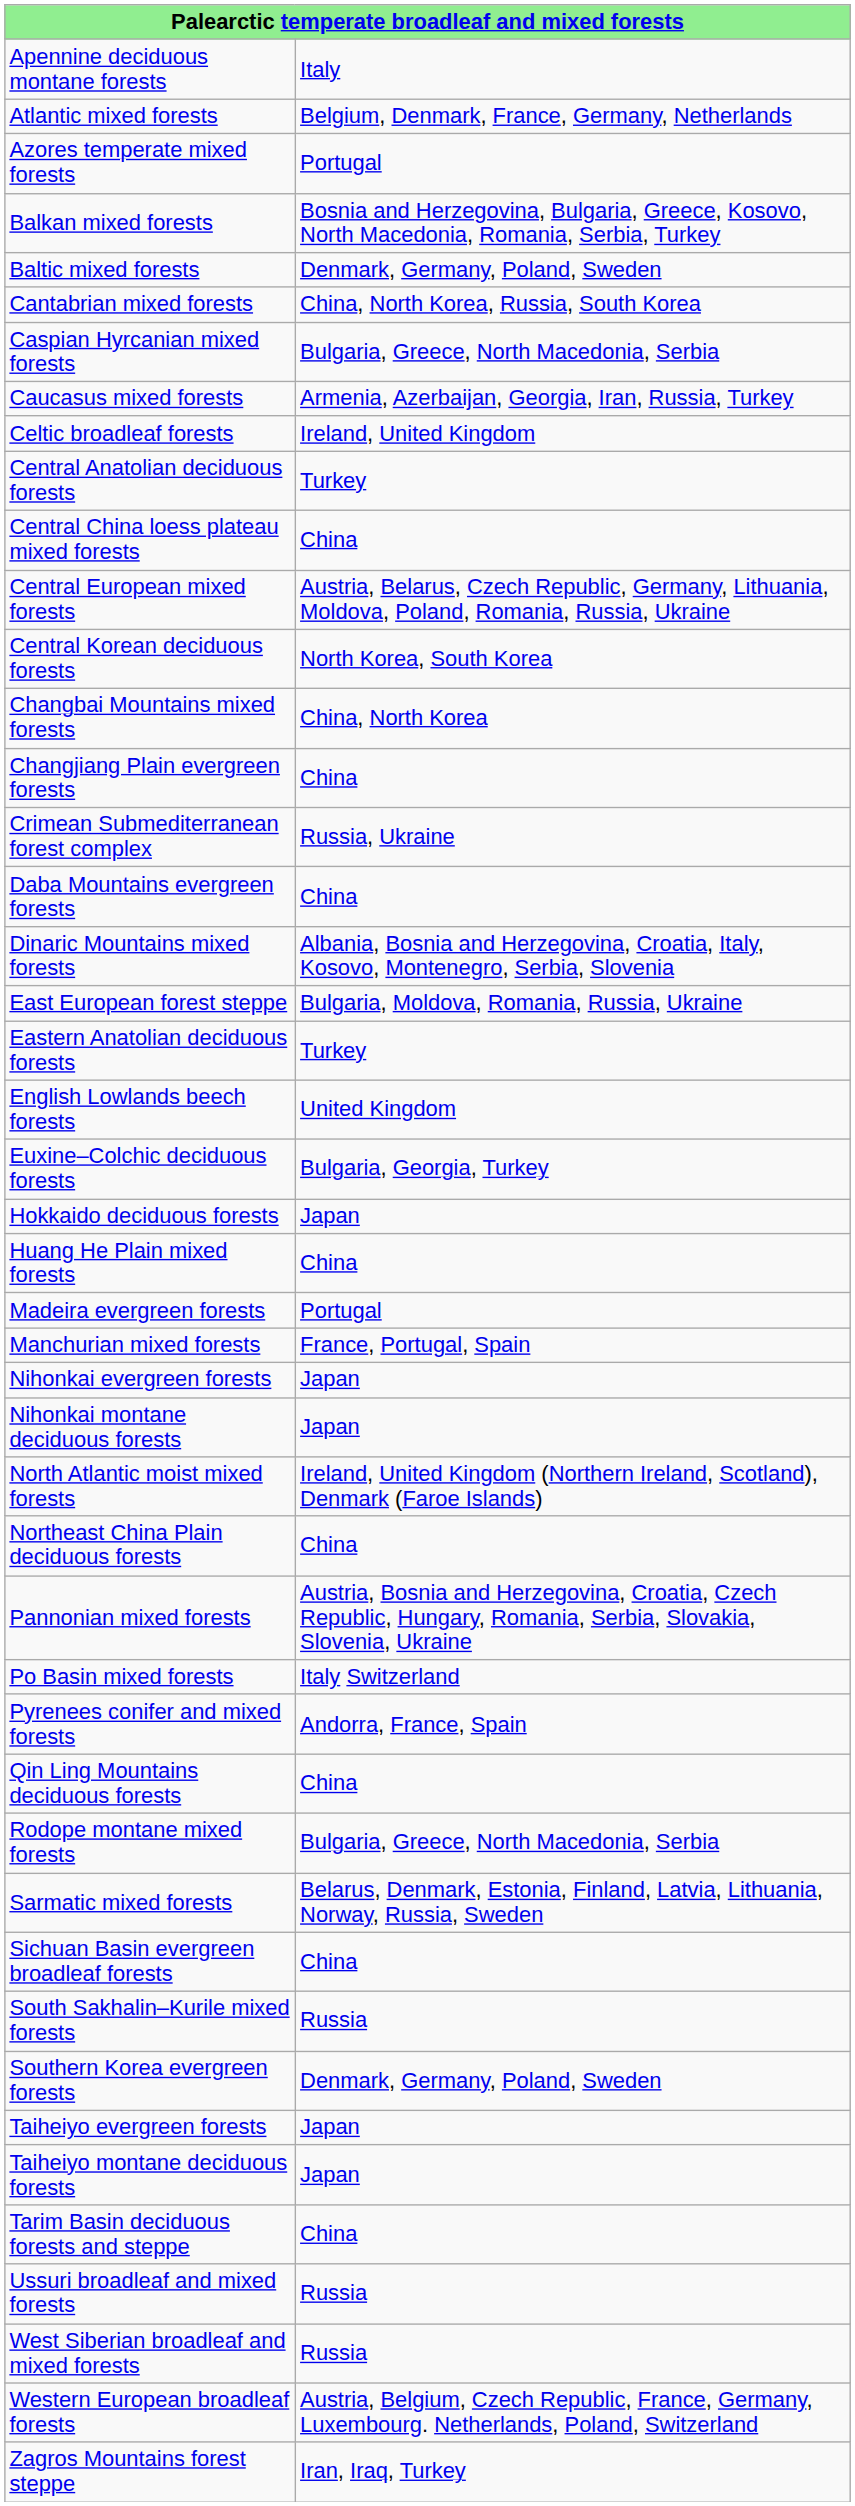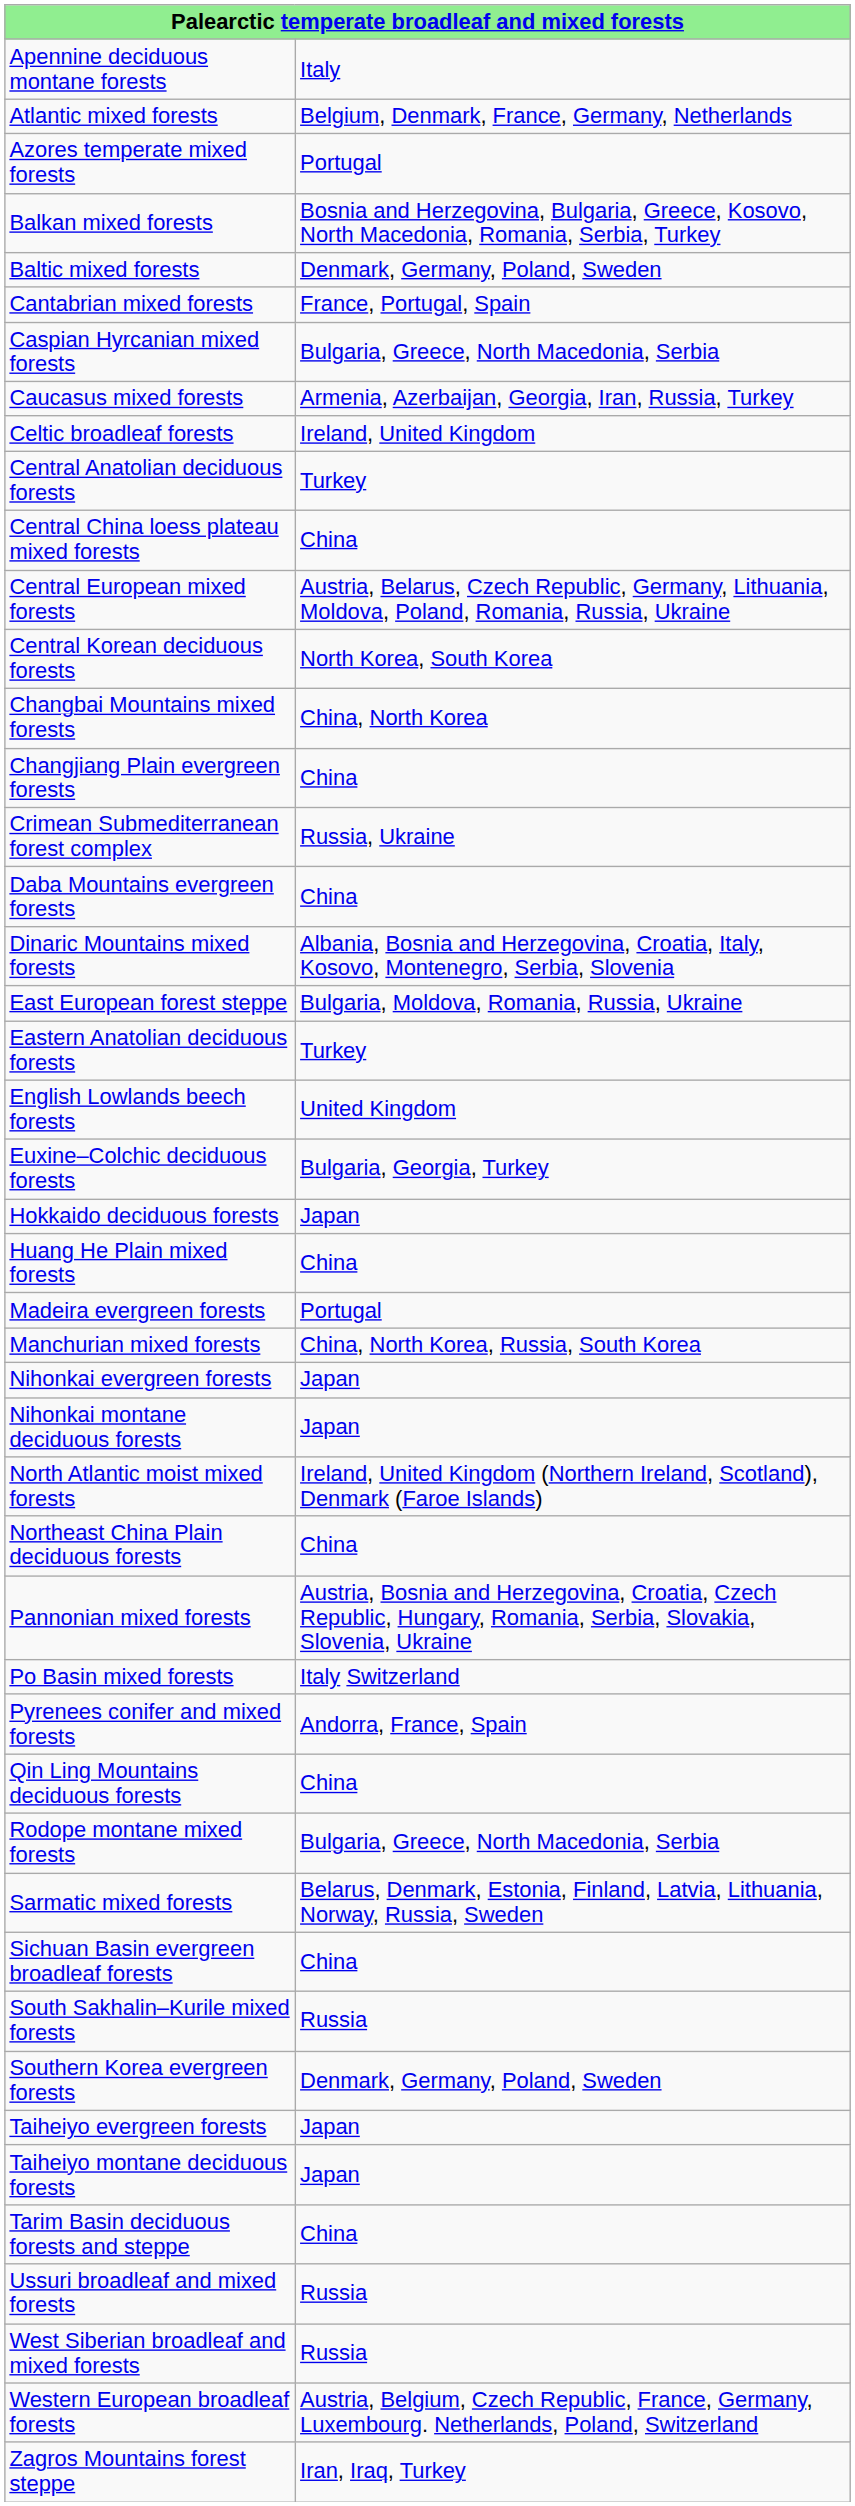(501, 304) China, North Korea, Russia, South Korea -> (415, 304) France, Portugal, Spain
(415, 1344) France, Portugal, Spain -> (501, 1344) China, North Korea, Russia, South Korea
